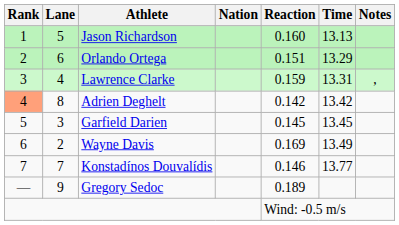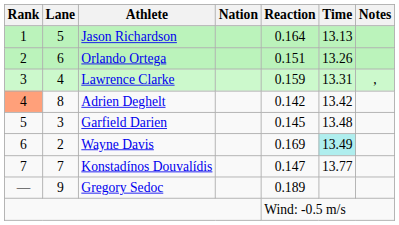(290, 36) 0.160 -> (290, 36) 0.164
(337, 58) 13.29 -> (337, 58) 13.26
(337, 123) 13.45 -> (337, 123) 13.48
(337, 144) no background -> (337, 144) paleturquoise background
(290, 166) 0.146 -> (290, 166) 0.147
